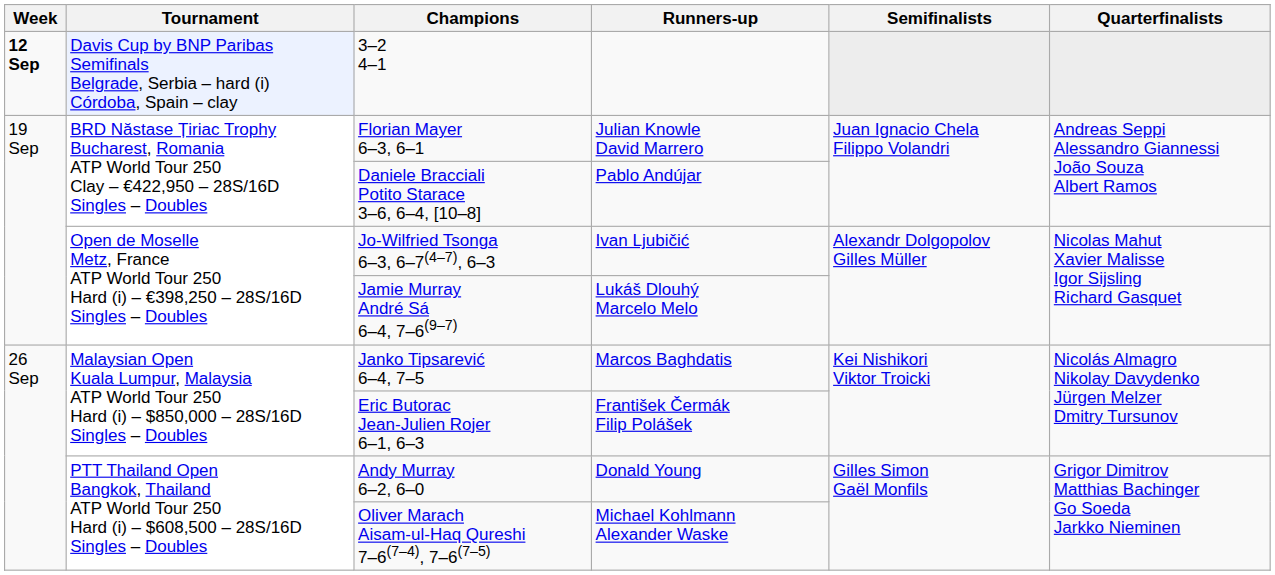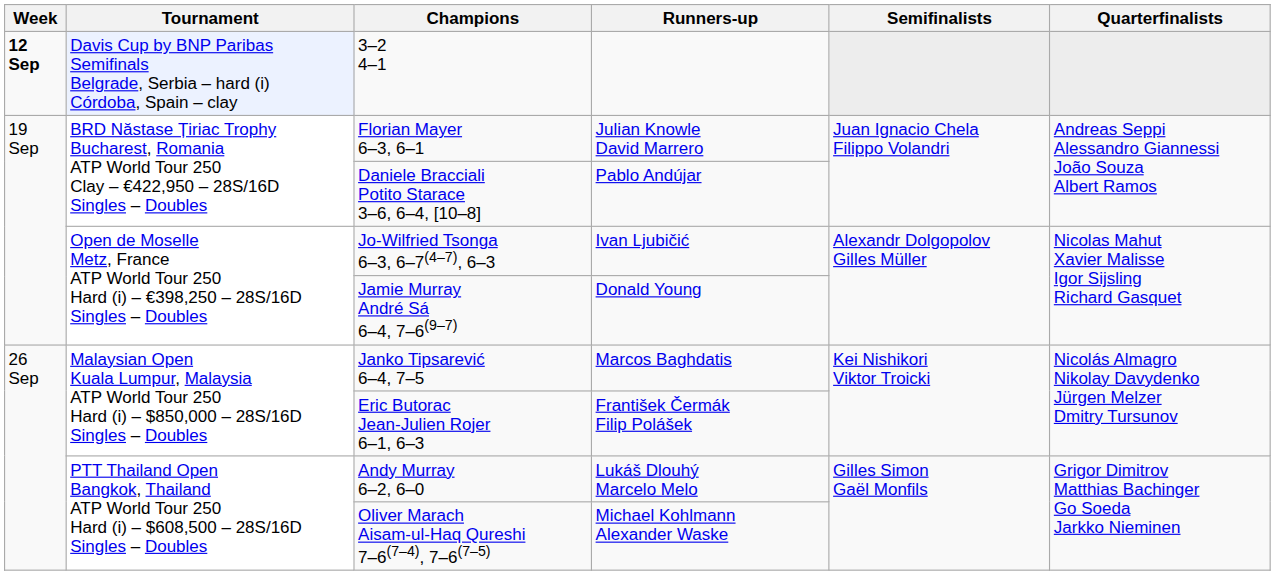(647, 299) Lukáš Dlouhý Marcelo Melo -> (649, 290) Donald Young
(649, 469) Donald Young -> (647, 479) Lukáš Dlouhý Marcelo Melo
